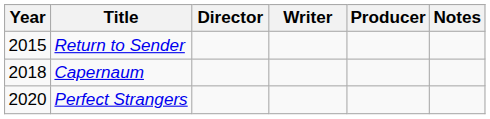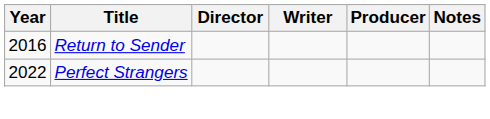(28, 45) 2015 -> (28, 45) 2016
- row: (99, 72)
(28, 99) 2020 -> (28, 72) 2022
